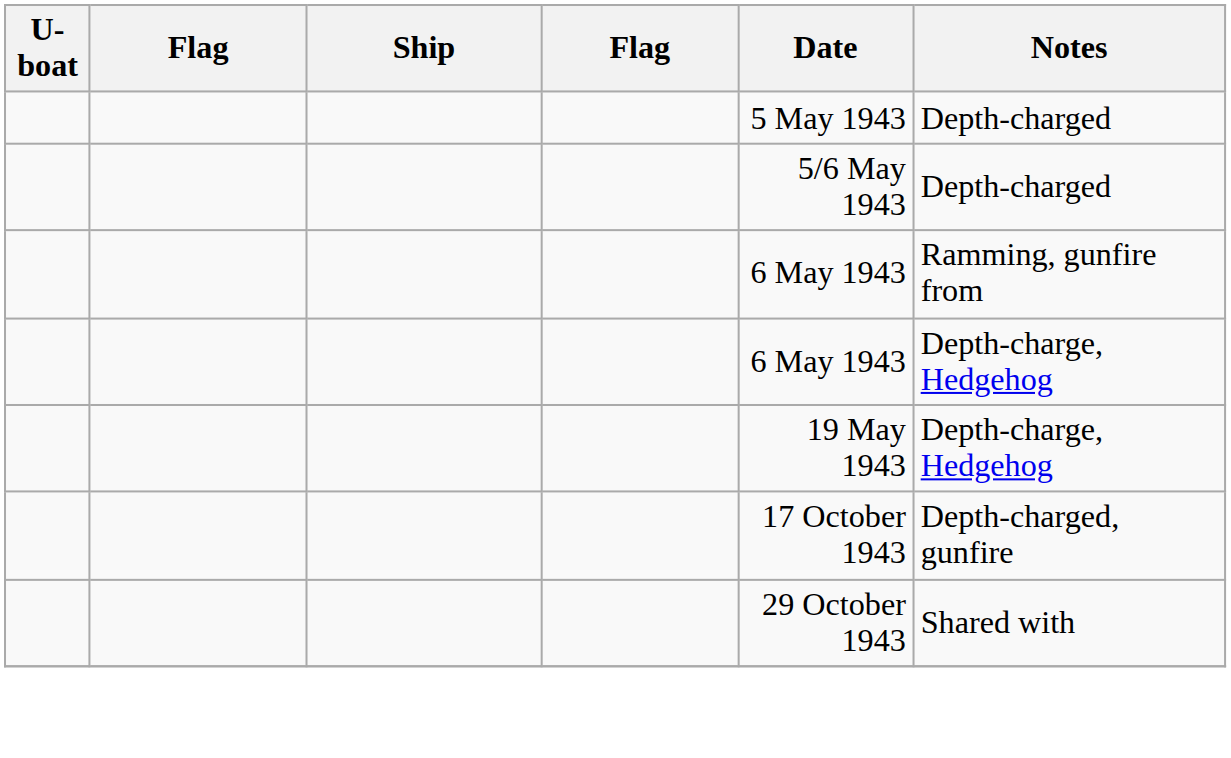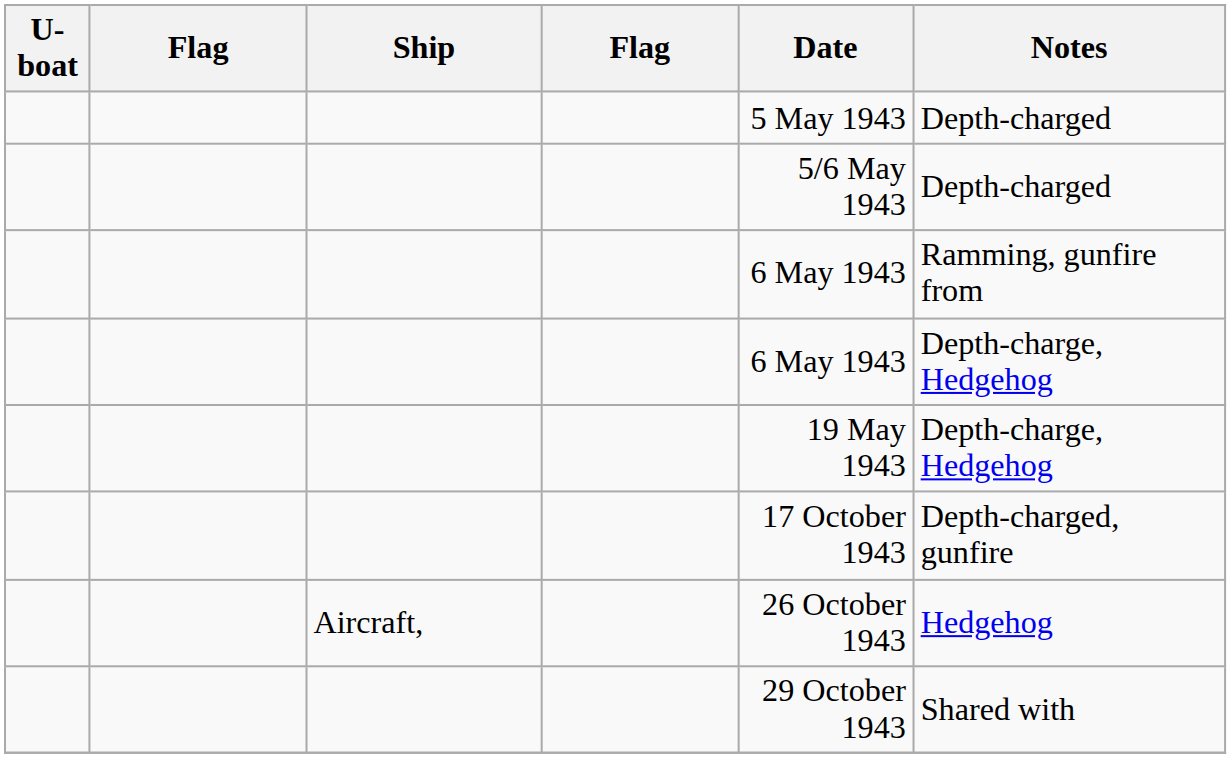+ row: (48, 623)
